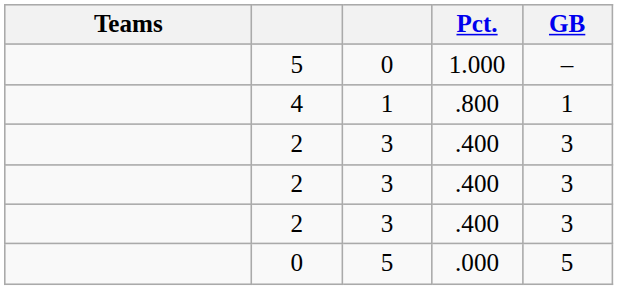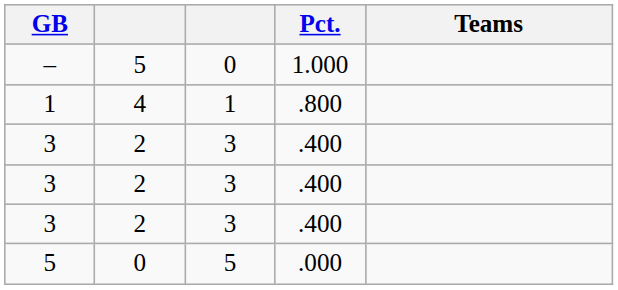columns swapped: (128, 24) <-> (567, 24)
